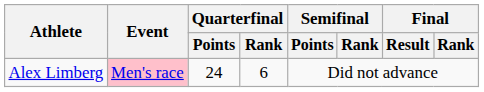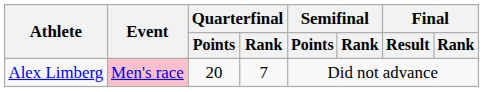(214, 72) 24 -> (214, 72) 20
(264, 72) 6 -> (264, 72) 7
